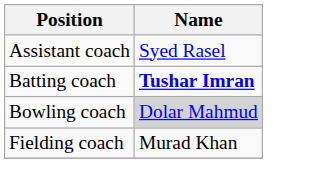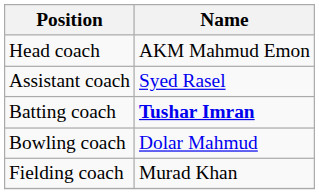+ row: (54, 50)
(198, 111) lightgrey background -> (198, 142) no background
